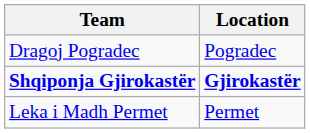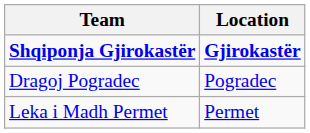rows swapped: (102, 81) <-> (74, 50)
